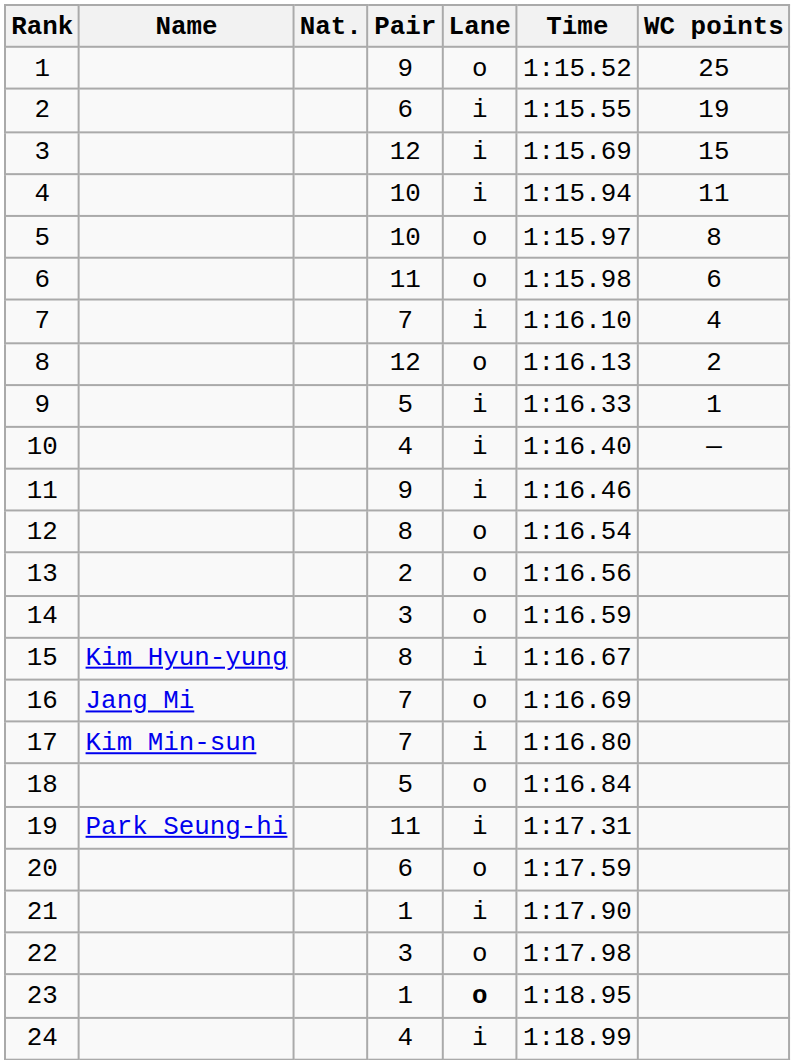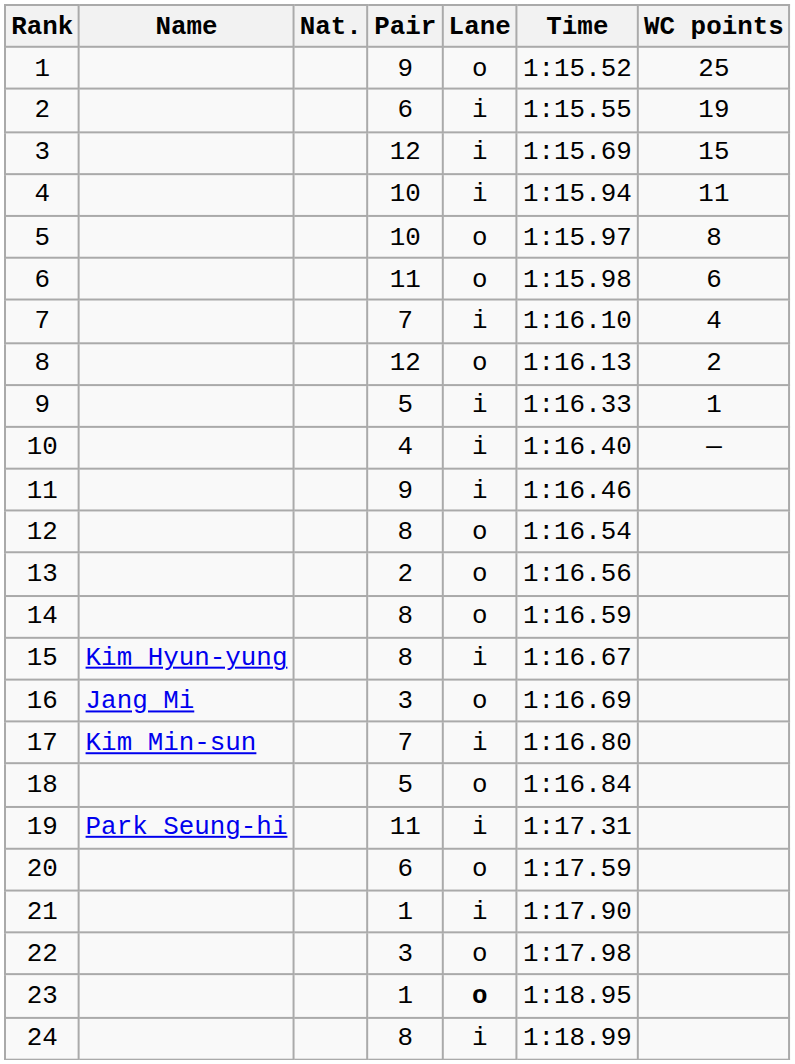(405, 616) 3 -> (405, 616) 8
(405, 701) 7 -> (405, 701) 3
(405, 1038) 4 -> (405, 1038) 8
